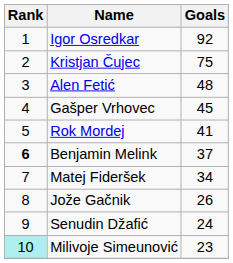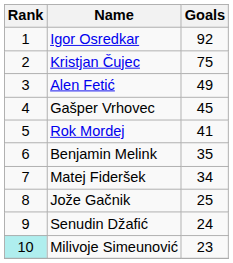(205, 85) 48 -> (205, 85) 49
(26, 154) bold -> (26, 154) normal
(205, 154) 37 -> (205, 154) 35
(205, 200) 26 -> (205, 200) 25
